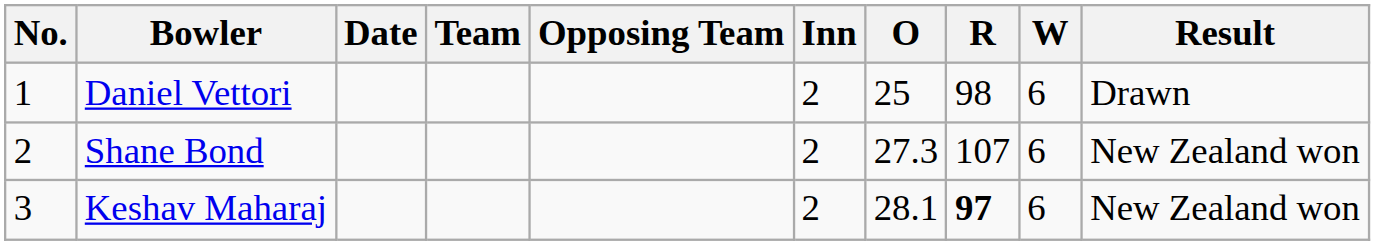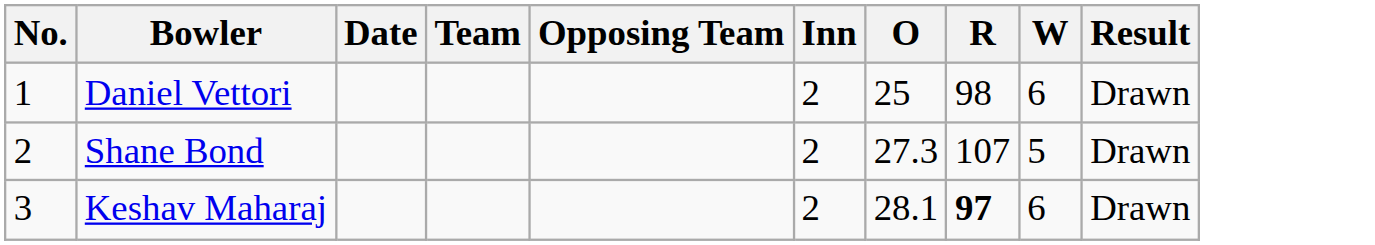(1036, 150) 6 -> (1036, 150) 5
(1225, 150) New Zealand won -> (1140, 150) Drawn
(1225, 208) New Zealand won -> (1140, 208) Drawn
